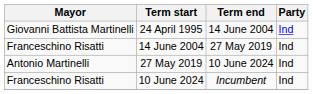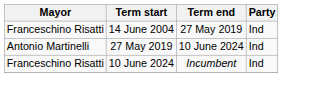- row: (171, 30)
